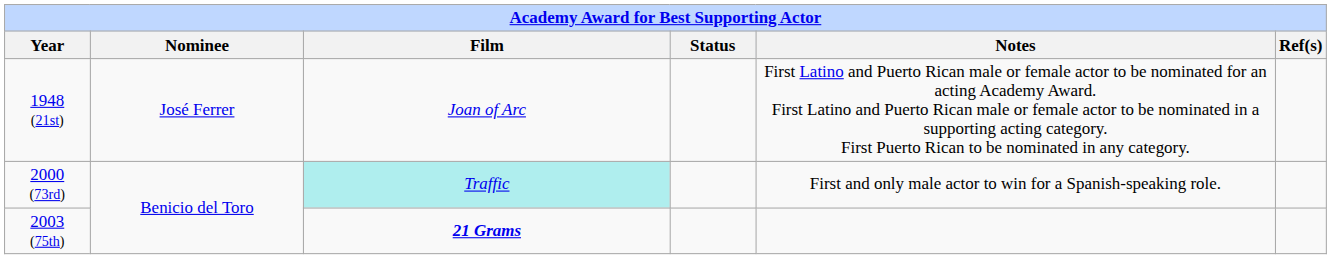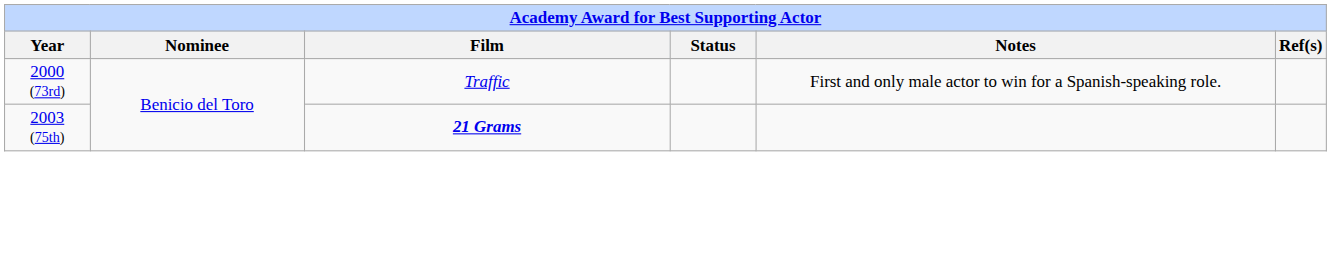- row: (47, 109)
(487, 184) paleturquoise background -> (487, 81) no background
